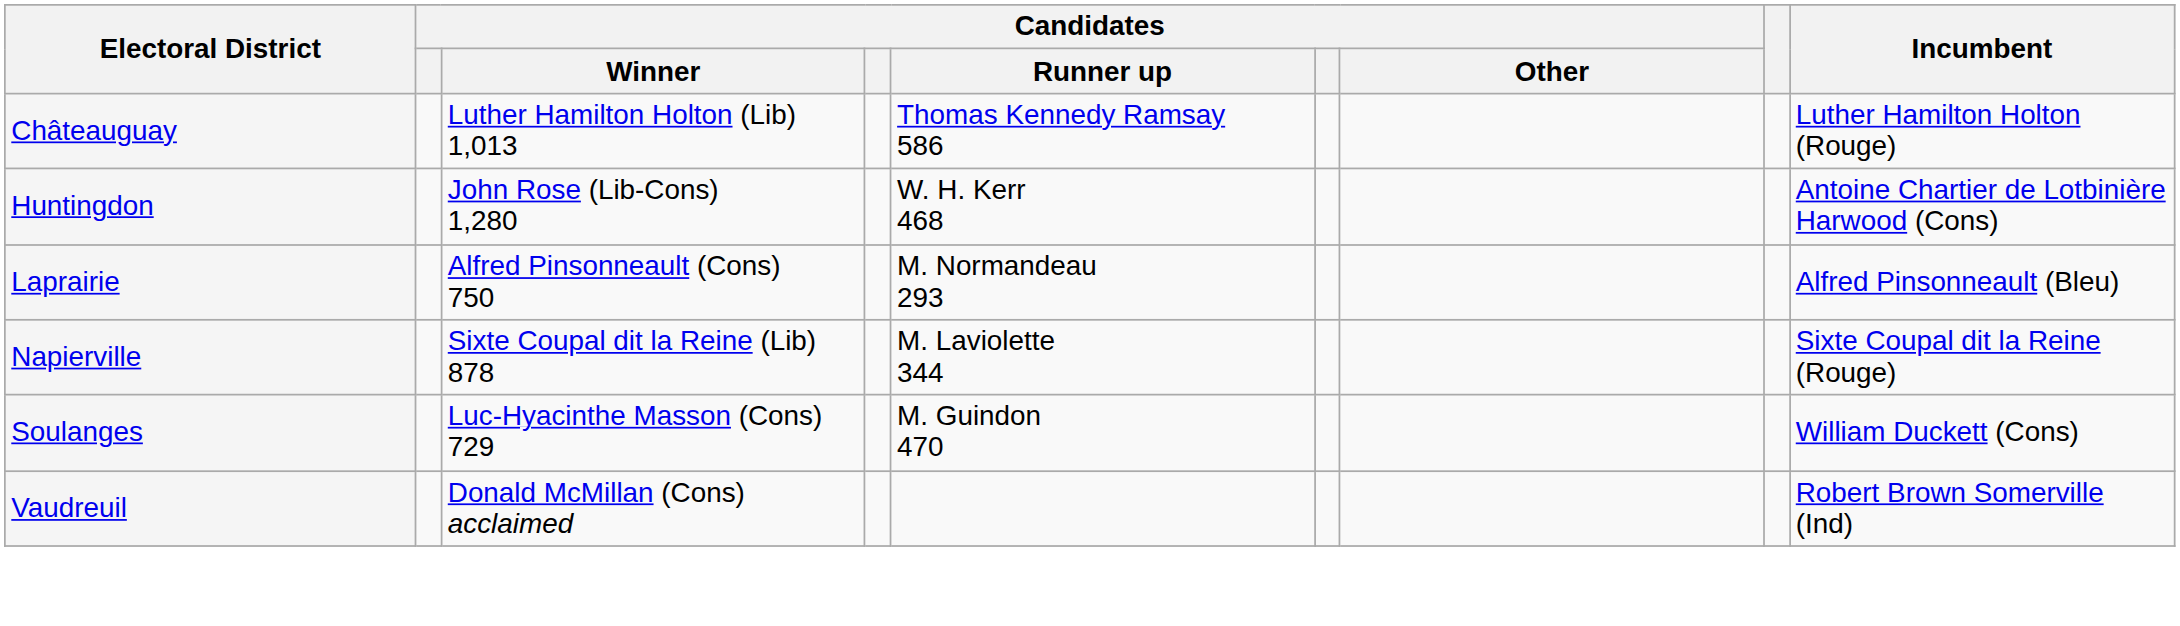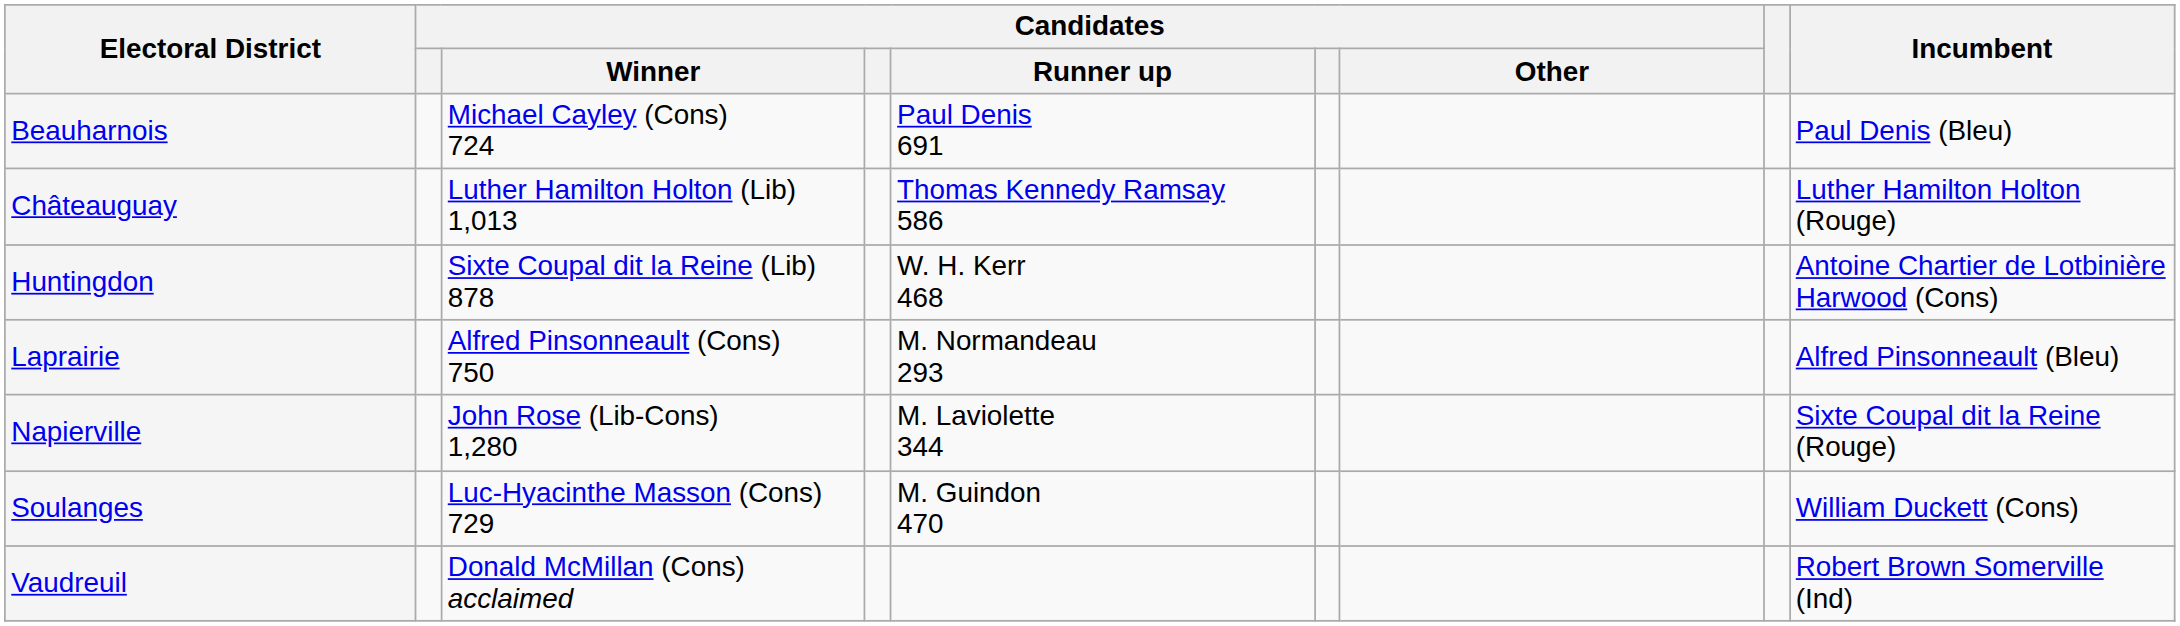+ row: (89, 130)
(583, 206) John Rose (Lib-Cons) 1,280 -> (632, 281) Sixte Coupal dit la Reine (Lib) 878
(632, 356) Sixte Coupal dit la Reine (Lib) 878 -> (583, 432) John Rose (Lib-Cons) 1,280
